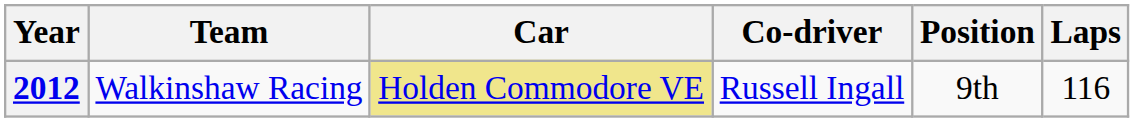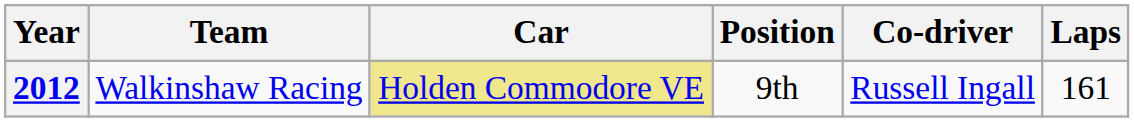columns swapped: (812, 32) <-> (977, 32)
(1086, 87) 116 -> (1086, 87) 161
